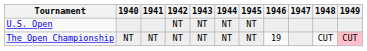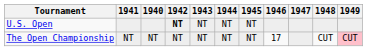columns swapped: (128, 12) <-> (153, 12)
(178, 25) normal -> (178, 25) bold
(276, 39) 19 -> (276, 39) 17
